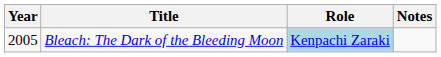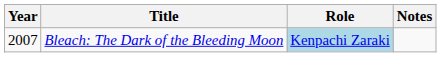(23, 39) 2005 -> (23, 39) 2007
